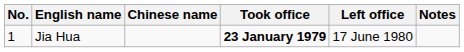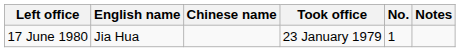columns swapped: (18, 15) <-> (373, 15)
(275, 36) bold -> (332, 36) normal
